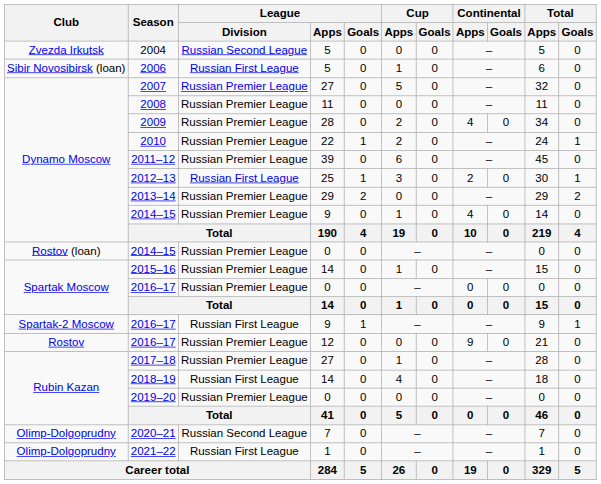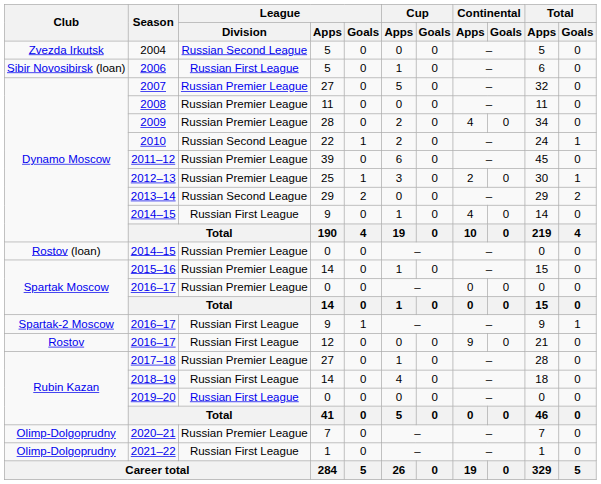(244, 141) Russian Premier League -> (244, 141) Russian Second League
(244, 178) Russian First League -> (244, 178) Russian Premier League
(244, 196) Russian Premier League -> (244, 196) Russian Second League
(244, 214) Russian Premier League -> (244, 214) Russian First League
(244, 342) Russian Premier League -> (244, 342) Russian First League
(244, 397) Russian Premier League -> (244, 397) Russian First League
(244, 433) Russian Second League -> (244, 433) Russian Premier League
